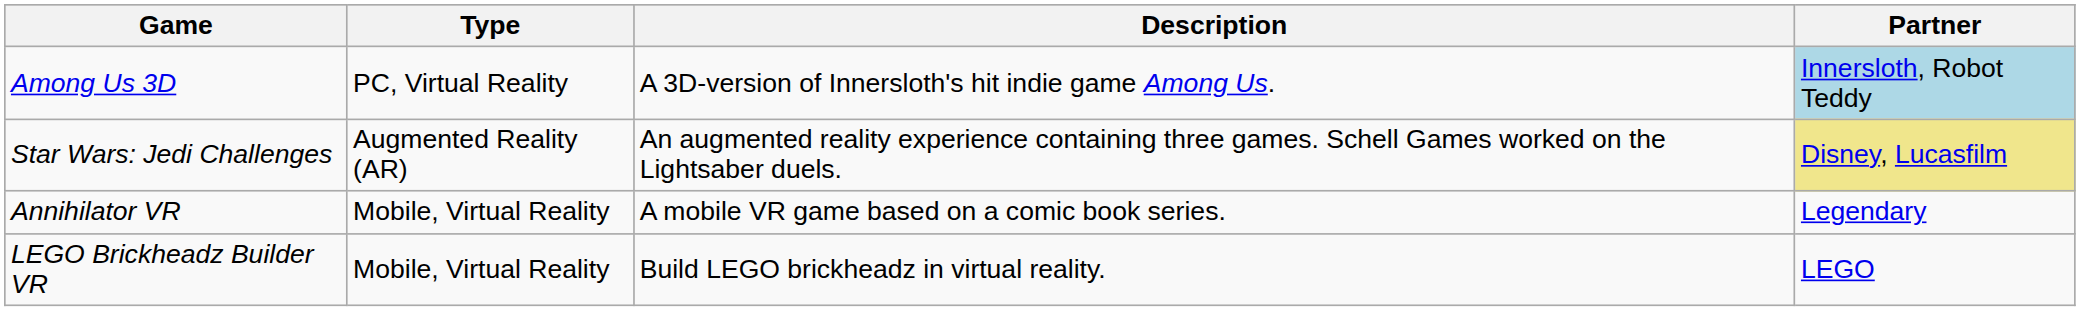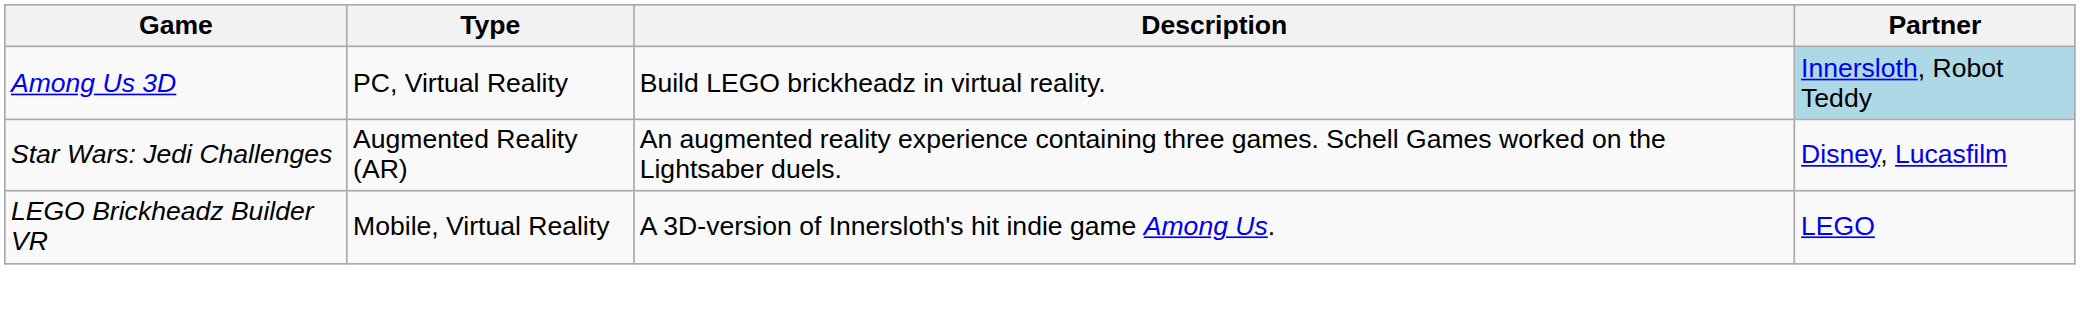(957, 82) A 3D-version of Innersloth's hit indie game Among Us. -> (873, 82) Build LEGO brickheadz in virtual reality.
(1904, 154) khaki background -> (1904, 154) no background
- row: (96, 211)
(873, 268) Build LEGO brickheadz in virtual reality. -> (957, 226) A 3D-version of Innersloth's hit indie game Among Us.
